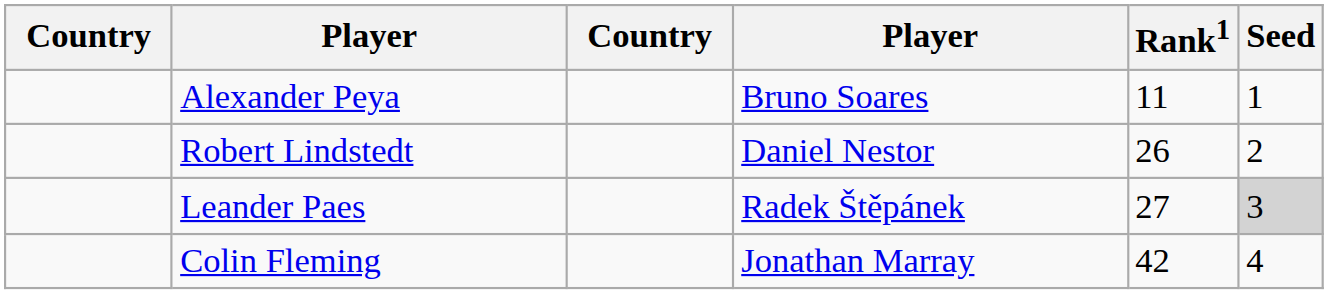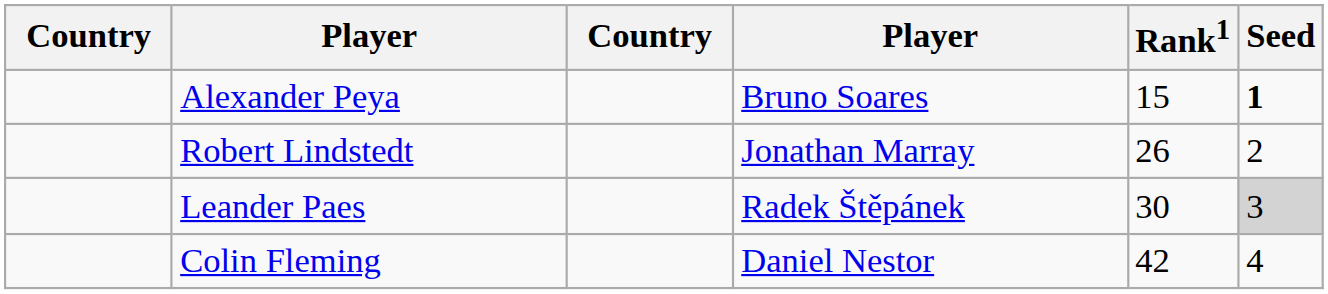(1152, 96) 11 -> (1152, 96) 15
(1255, 96) normal -> (1255, 96) bold
(838, 150) Daniel Nestor -> (858, 150) Jonathan Marray
(1152, 205) 27 -> (1152, 205) 30
(858, 260) Jonathan Marray -> (838, 260) Daniel Nestor
